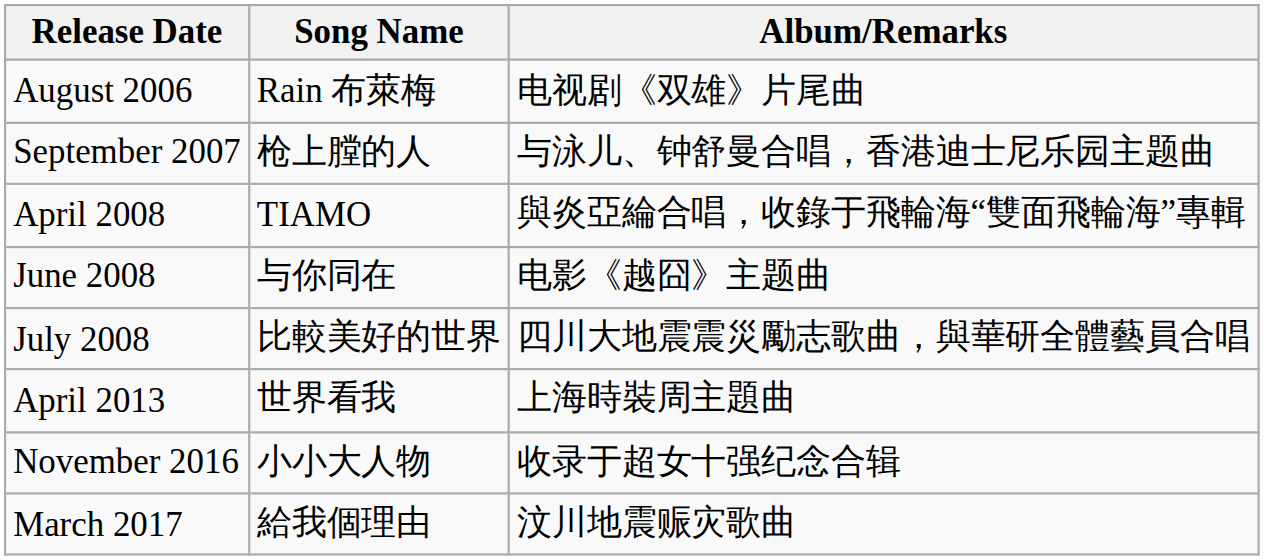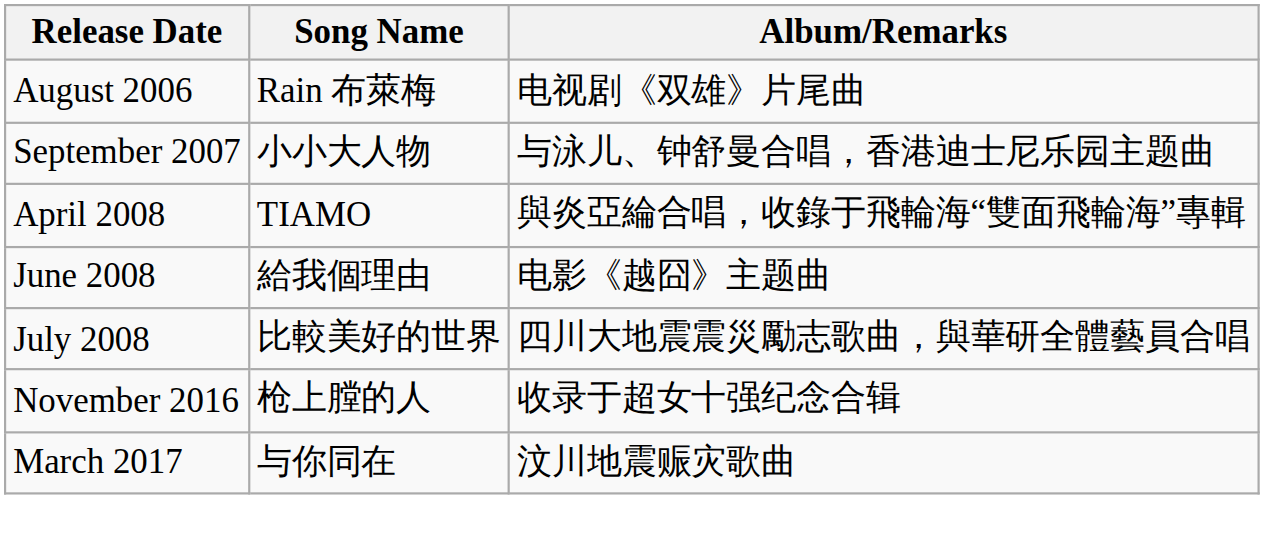(344, 151) 枪上膛的人 -> (344, 151) 小小大人物
(327, 275) 与你同在 -> (344, 275) 給我個理由
- row: (89, 400)
(344, 460) 小小大人物 -> (344, 398) 枪上膛的人
(344, 522) 給我個理由 -> (327, 460) 与你同在
